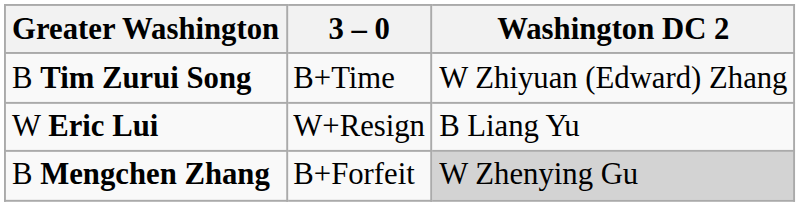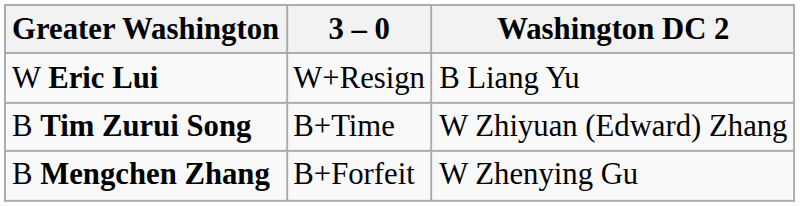rows swapped: (132, 77) <-> (85, 126)
(539, 175) lightgrey background -> (539, 175) no background
